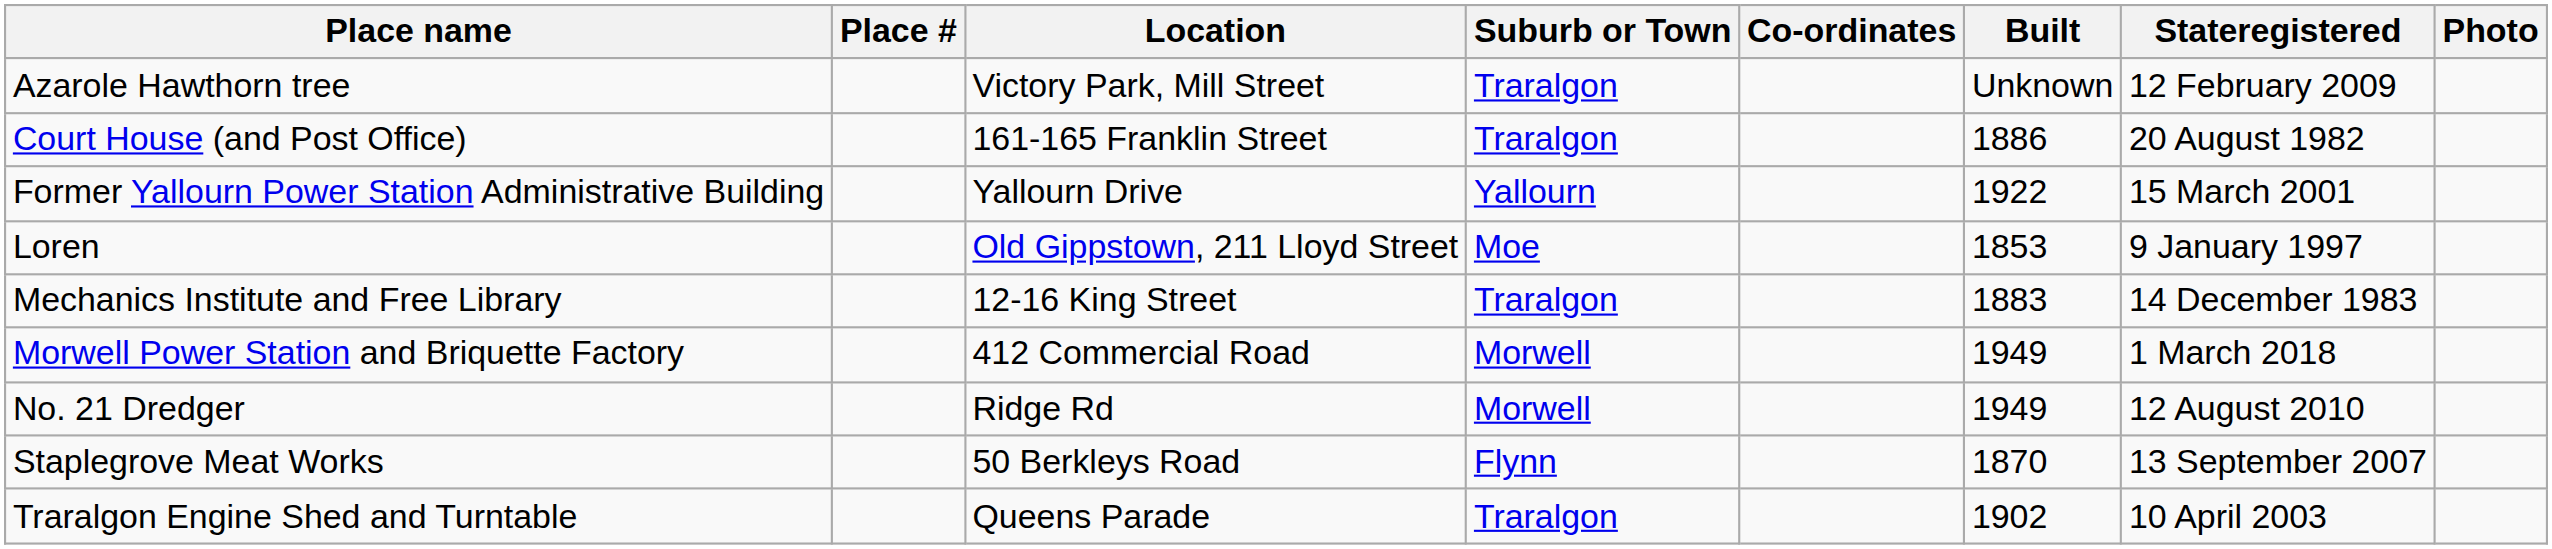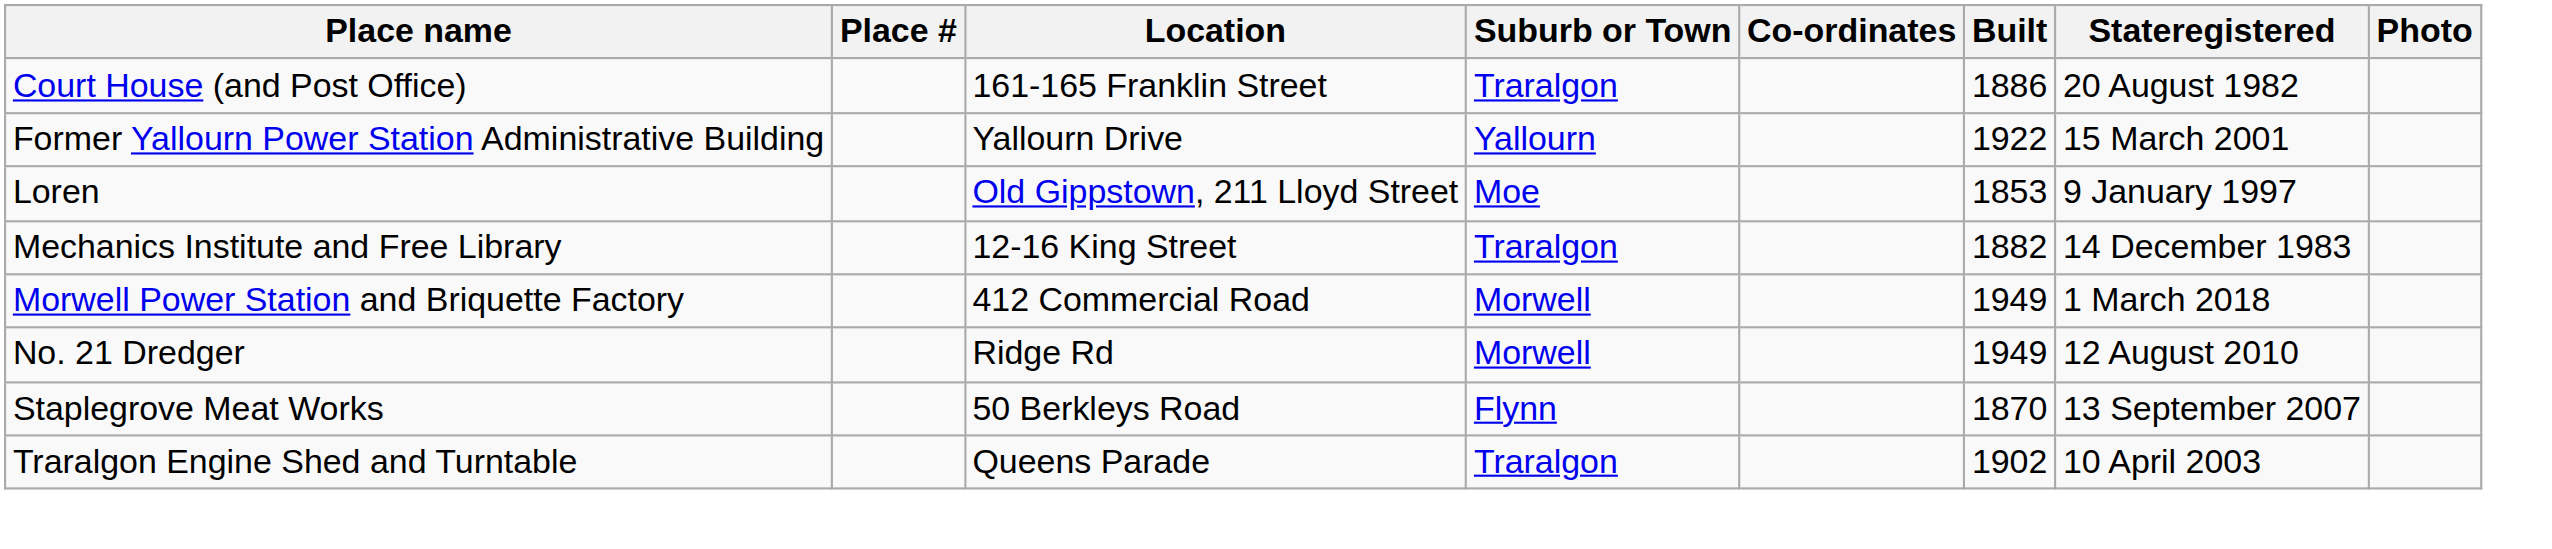- row: (182, 85)
(2010, 300) 1883 -> (2010, 246) 1882
